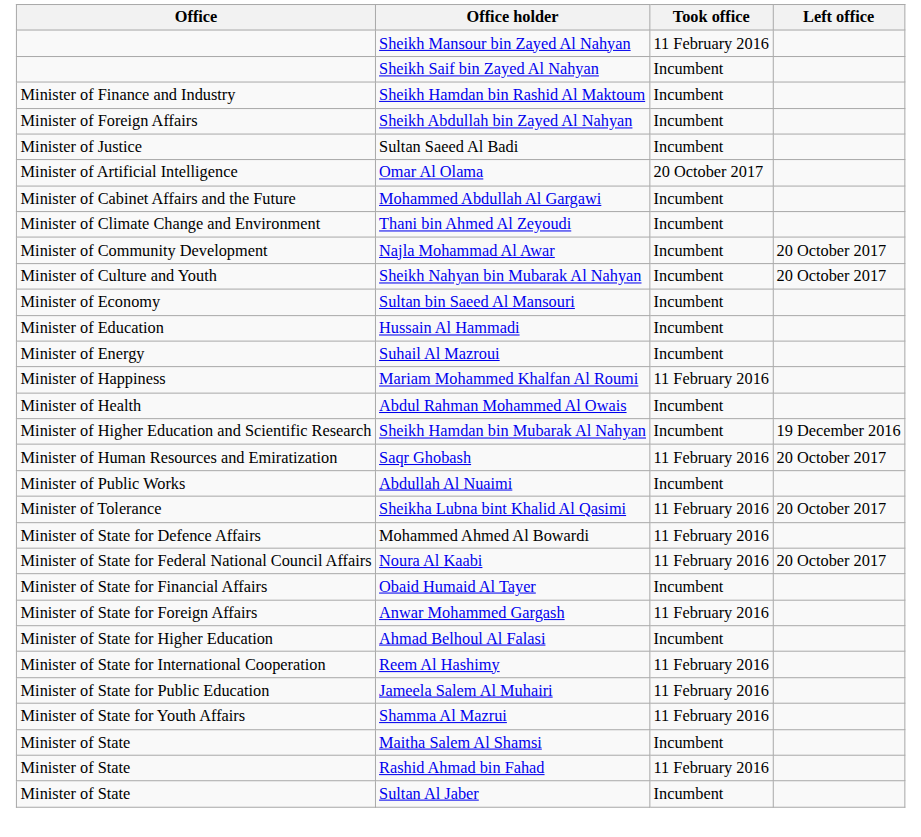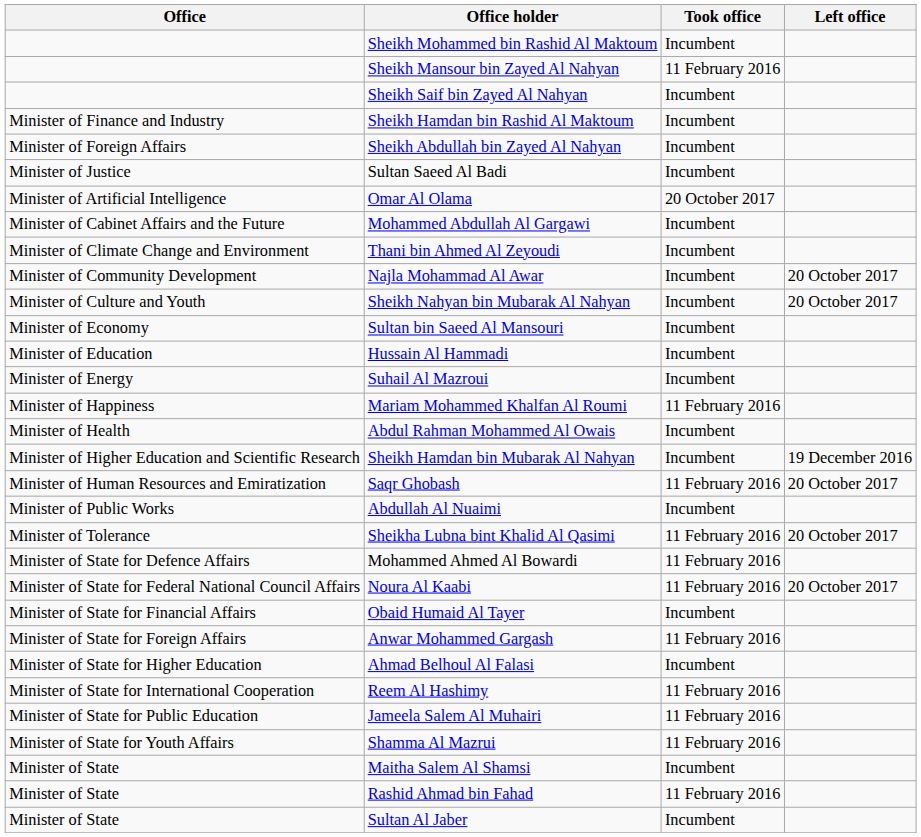+ row: (513, 43)
